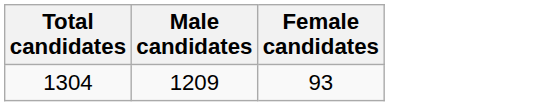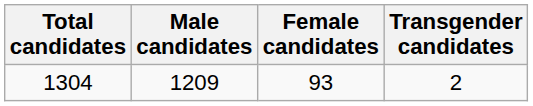+ column: (456, 34)
